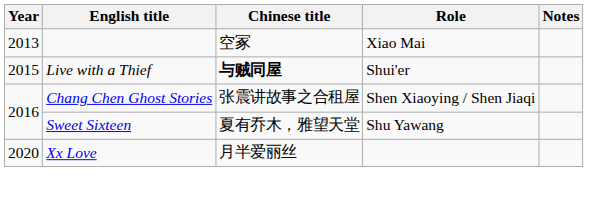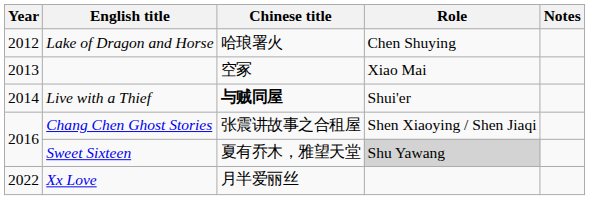+ row: (130, 42)
(24, 70) 2015 -> (24, 97) 2014
(405, 125) no background -> (406, 152) lightgrey background
(24, 152) 2020 -> (24, 180) 2022
